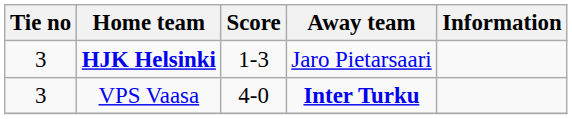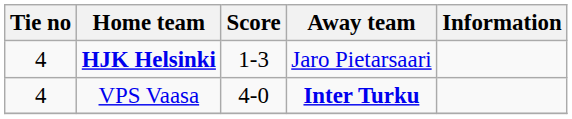(41, 58) 3 -> (41, 58) 4
(41, 95) 3 -> (41, 95) 4
